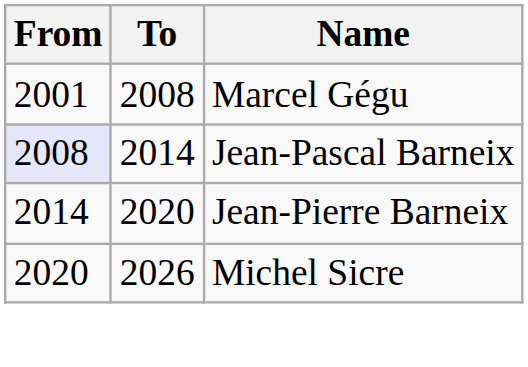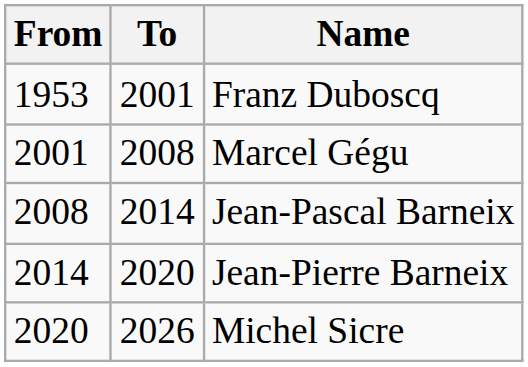+ row: (326, 93)
(51, 152) lavender background -> (51, 212) no background
